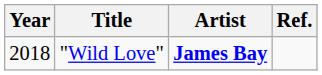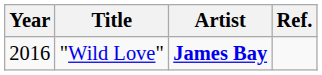(30, 53) 2018 -> (30, 53) 2016
